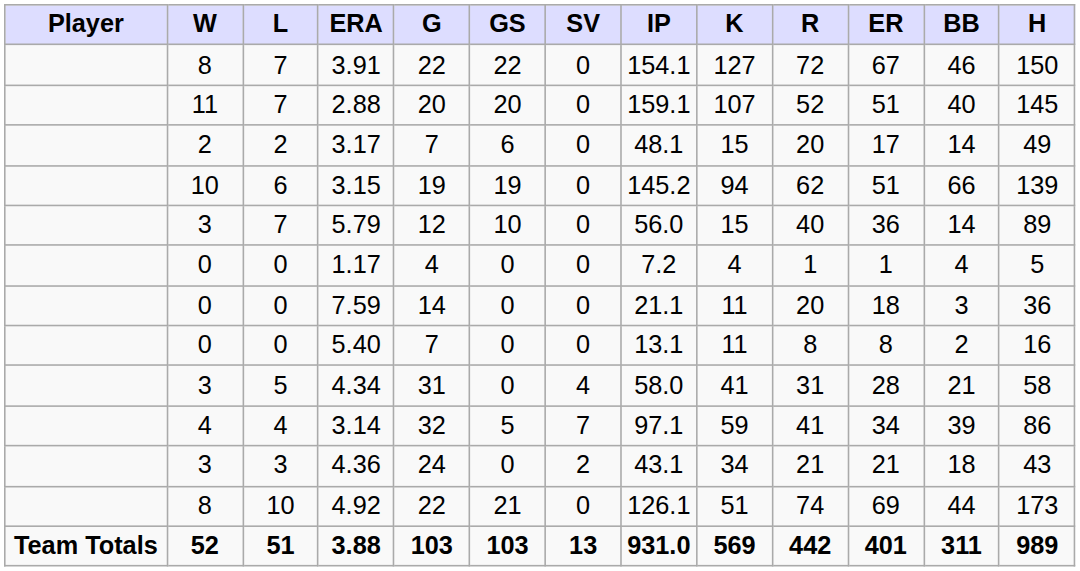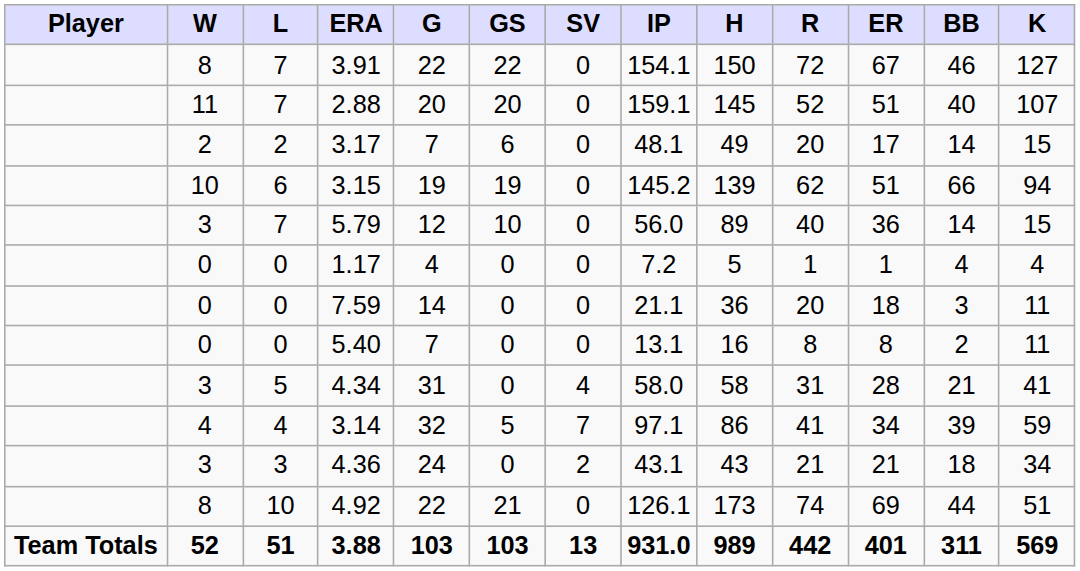columns swapped: (1037, 24) <-> (735, 24)
